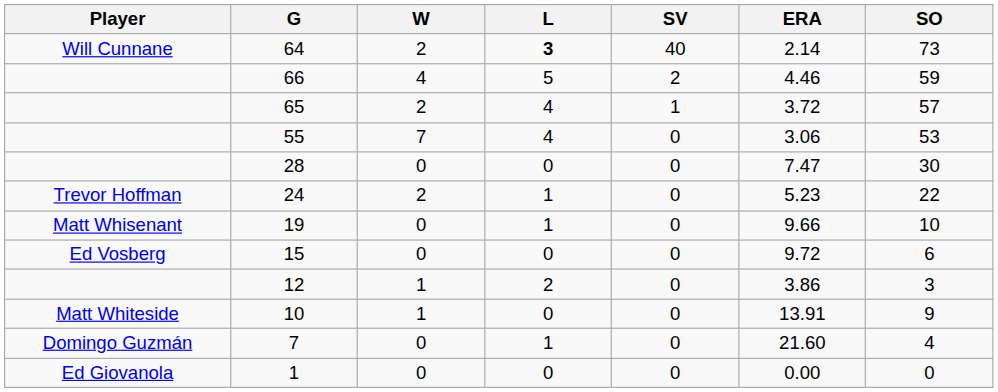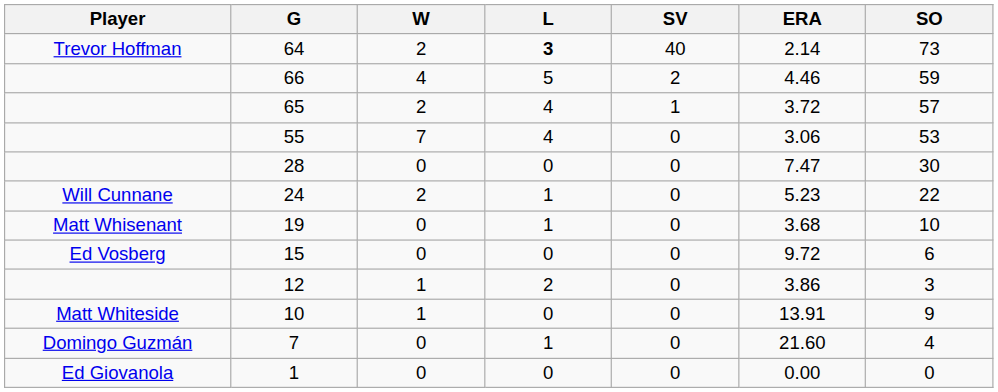(118, 48) Will Cunnane -> (118, 48) Trevor Hoffman
(118, 195) Trevor Hoffman -> (118, 195) Will Cunnane
(802, 225) 9.66 -> (802, 225) 3.68
